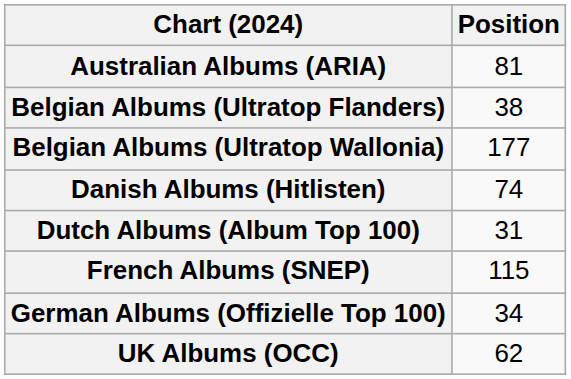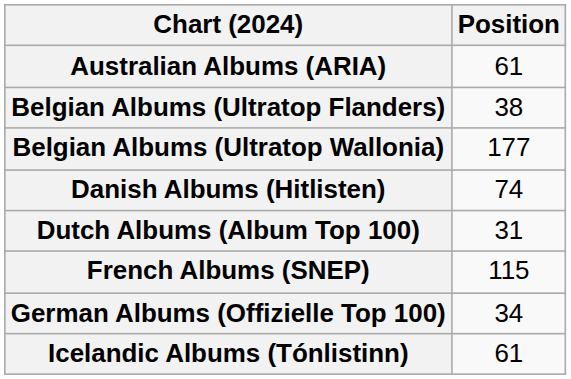(509, 66) 81 -> (509, 66) 61
+ row: (228, 353)
- row: (228, 353)
